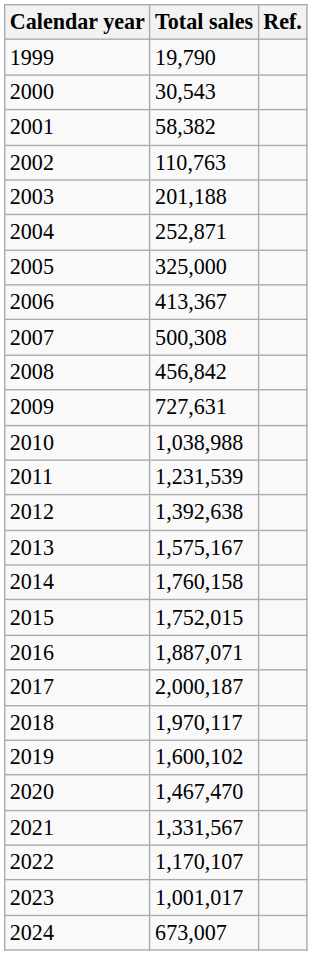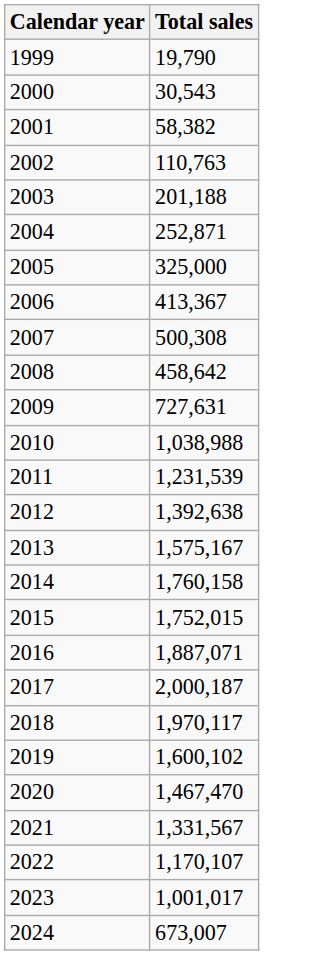- column: (283, 22)
(191, 372) 456,842 -> (191, 372) 458,642
